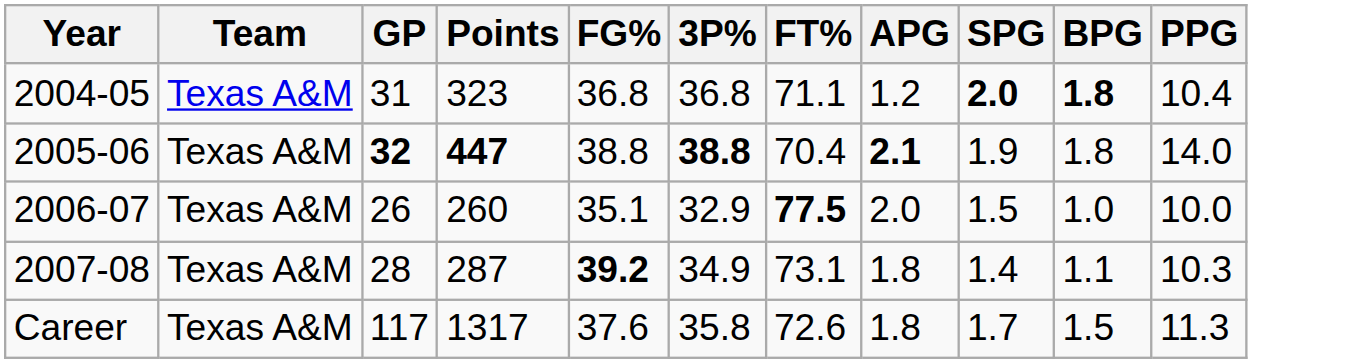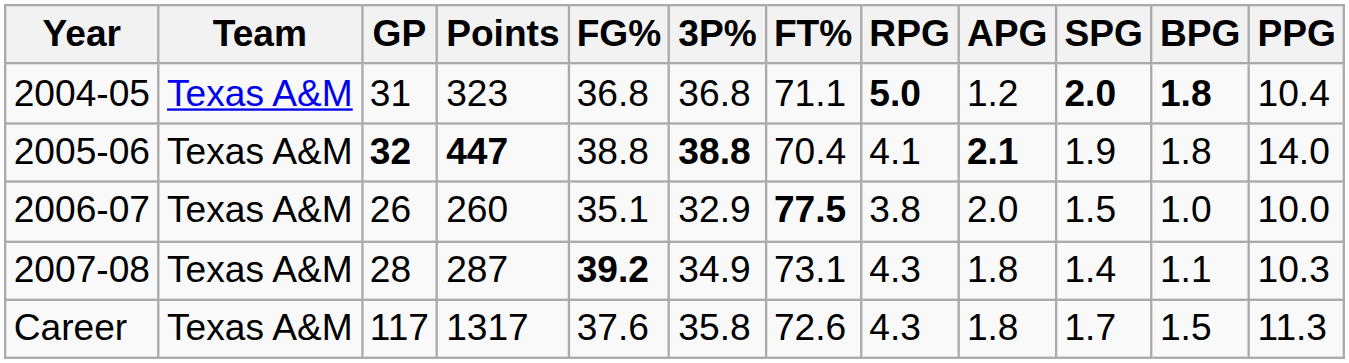+ column: (910, 33)
